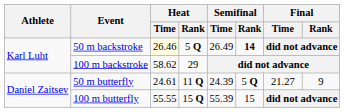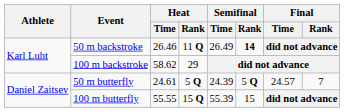(165, 47) lightyellow background -> (165, 47) no background
(193, 47) 5 Q -> (193, 47) 11 Q
(193, 81) 11 Q -> (193, 81) 5 Q
(283, 81) 21.27 -> (283, 81) 24.57
(321, 81) 9 -> (321, 81) 7
